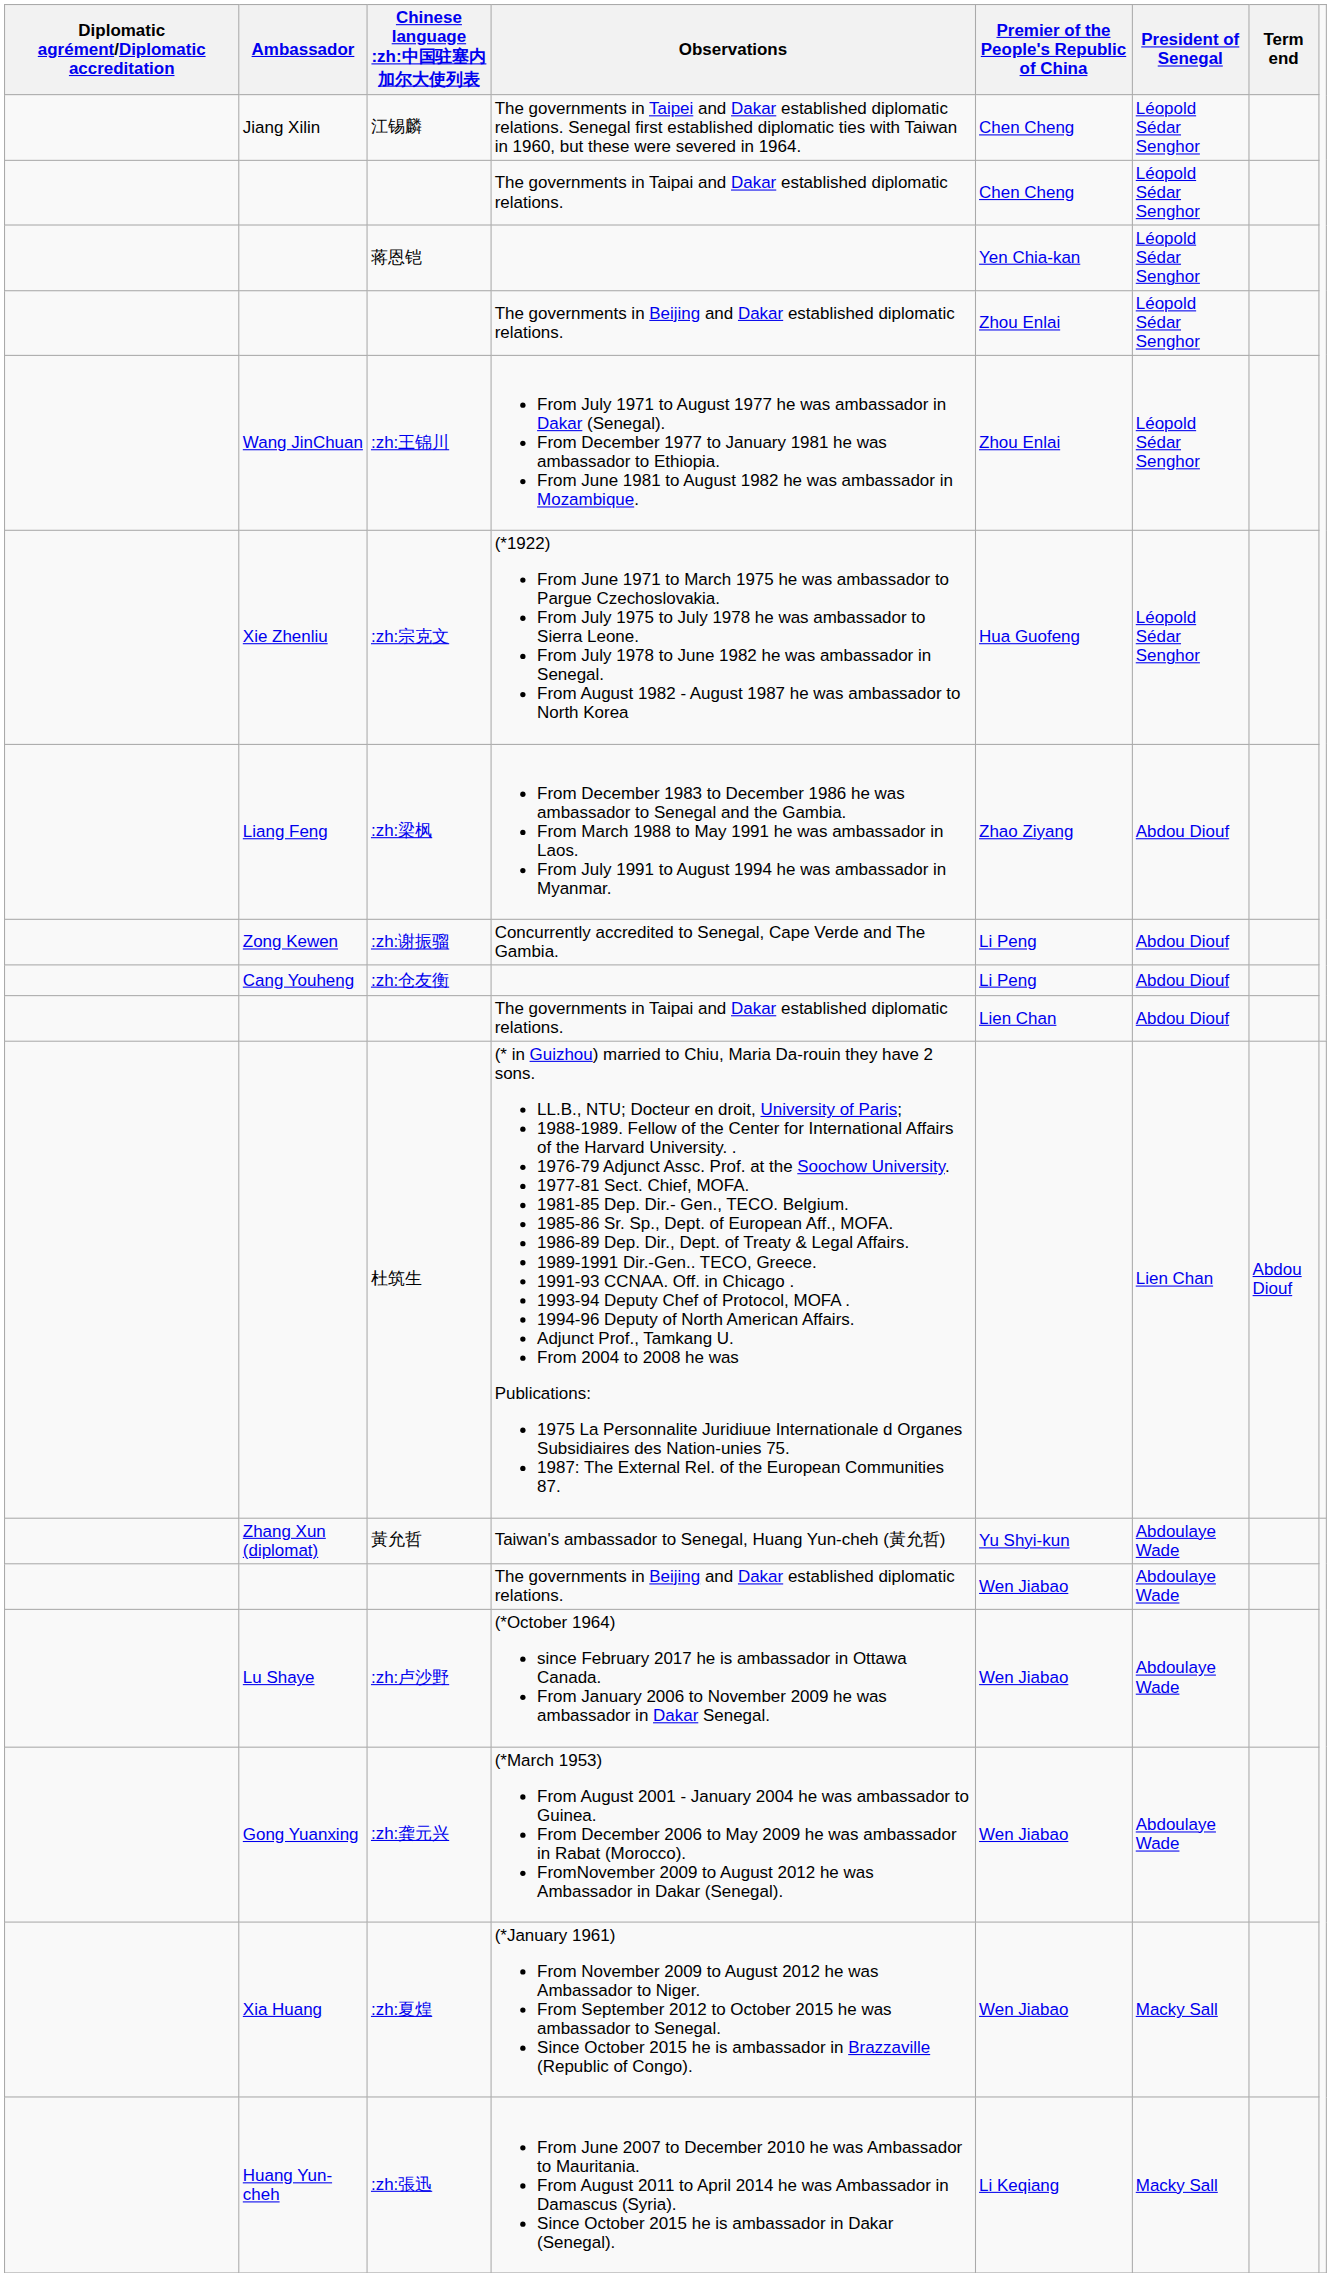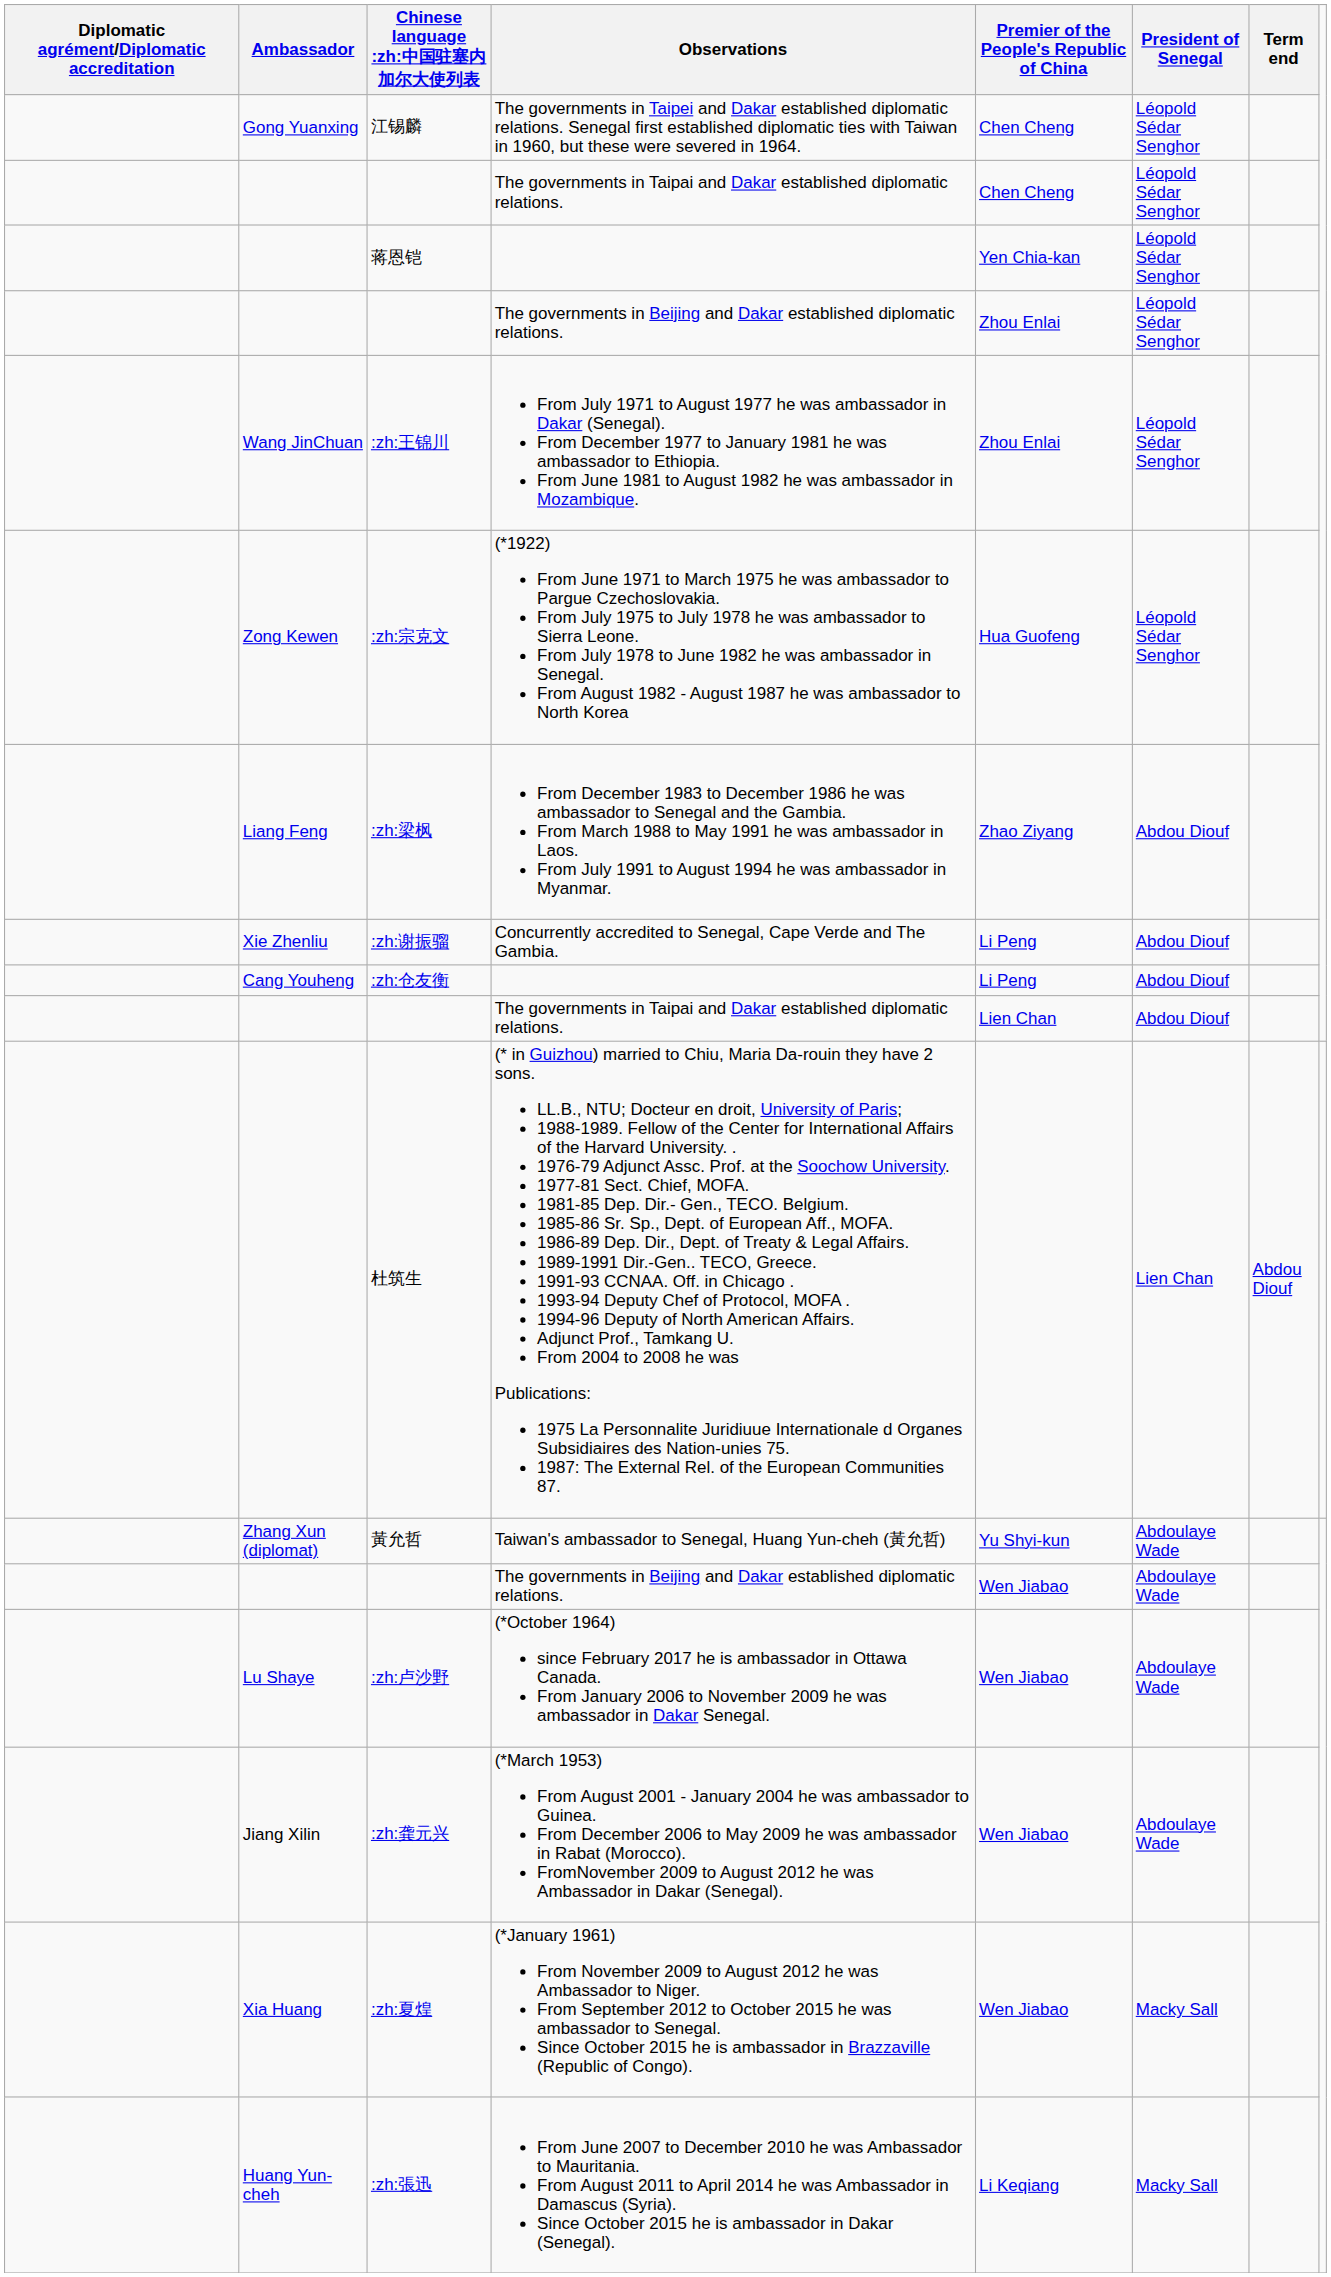(281, 127) Jiang Xilin -> (301, 127) Gong Yuanxing
(285, 637) Xie Zhenliu -> (290, 637) Zong Kewen
(290, 942) Zong Kewen -> (285, 942) Xie Zhenliu
(301, 1834) Gong Yuanxing -> (281, 1834) Jiang Xilin
